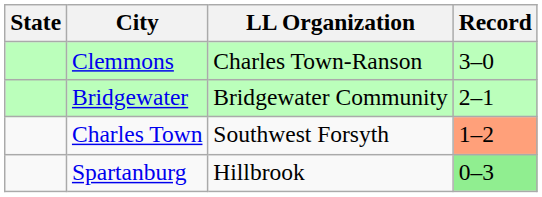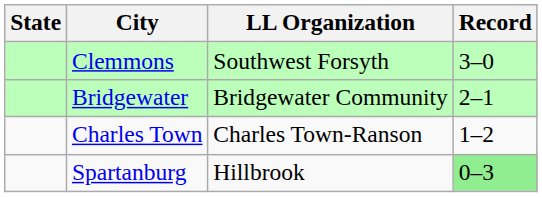(318, 60) Charles Town-Ranson -> (301, 60) Southwest Forsyth
(301, 135) Southwest Forsyth -> (318, 135) Charles Town-Ranson
(476, 135) lightsalmon background -> (476, 135) no background
